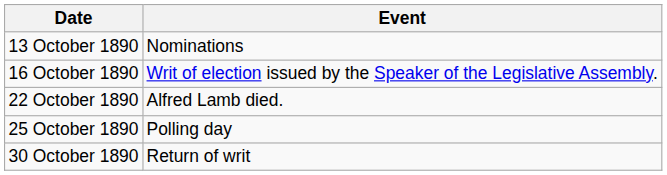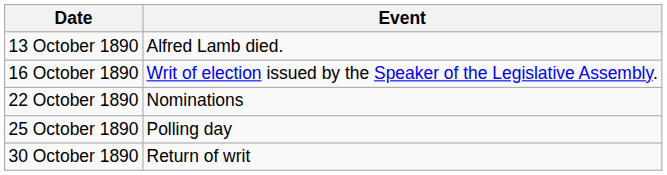(195, 45) Nominations -> (215, 45) Alfred Lamb died.
(215, 101) Alfred Lamb died. -> (195, 101) Nominations
